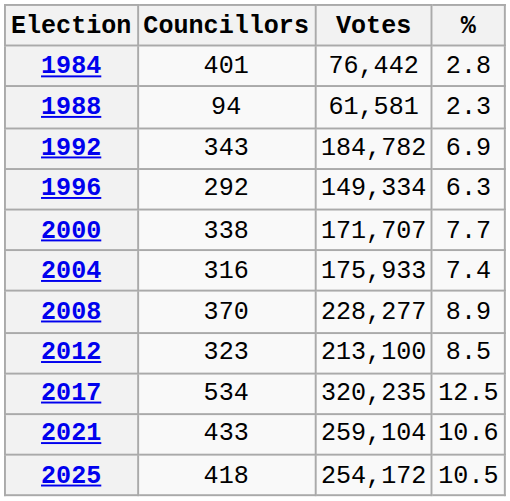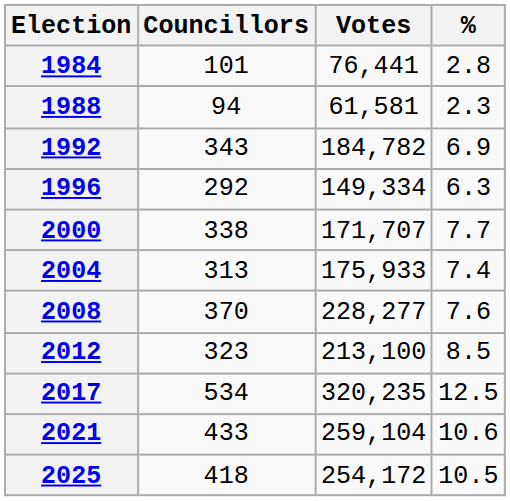(226, 66) 401 -> (226, 66) 101
(374, 66) 76,442 -> (374, 66) 76,441
(226, 271) 316 -> (226, 271) 313
(468, 312) 8.9 -> (468, 312) 7.6
